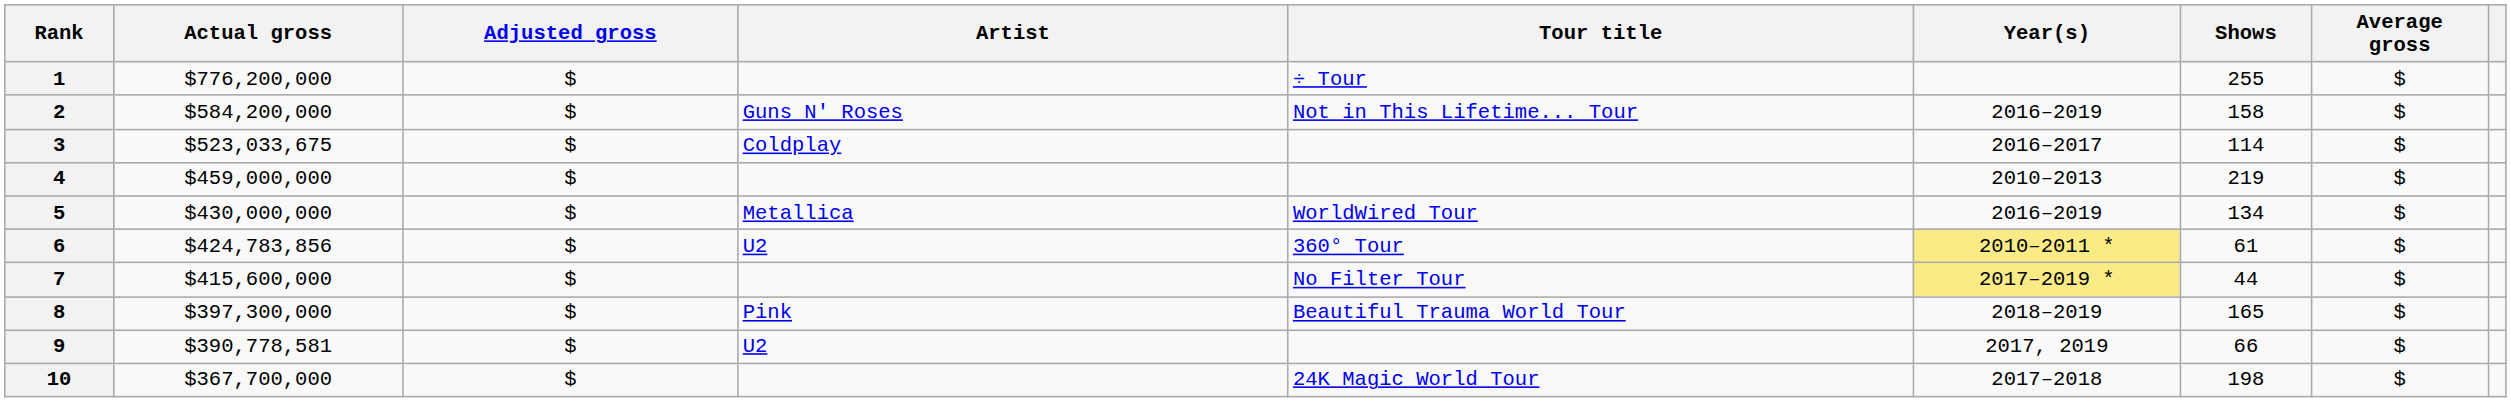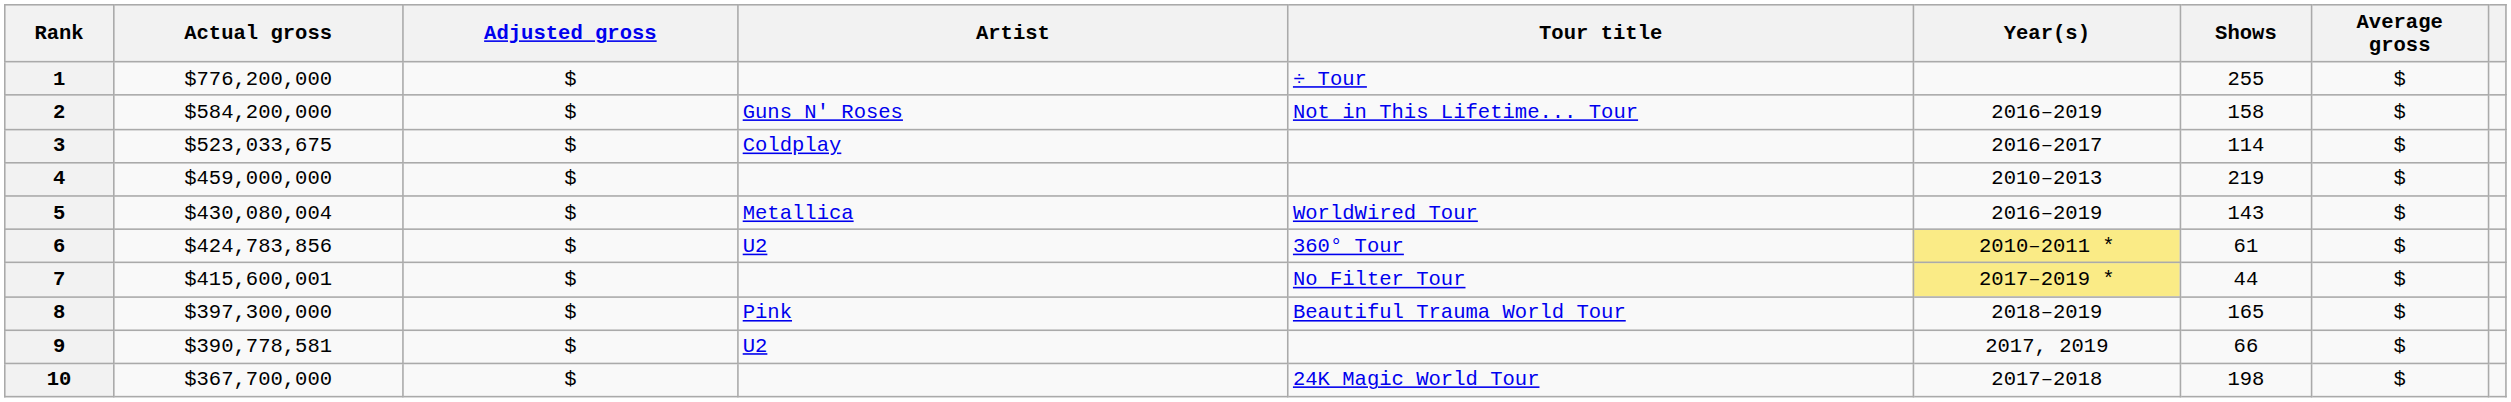(258, 213) $430,000,000 -> (258, 213) $430,080,004
(2246, 213) 134 -> (2246, 213) 143
(258, 280) $415,600,000 -> (258, 280) $415,600,001
